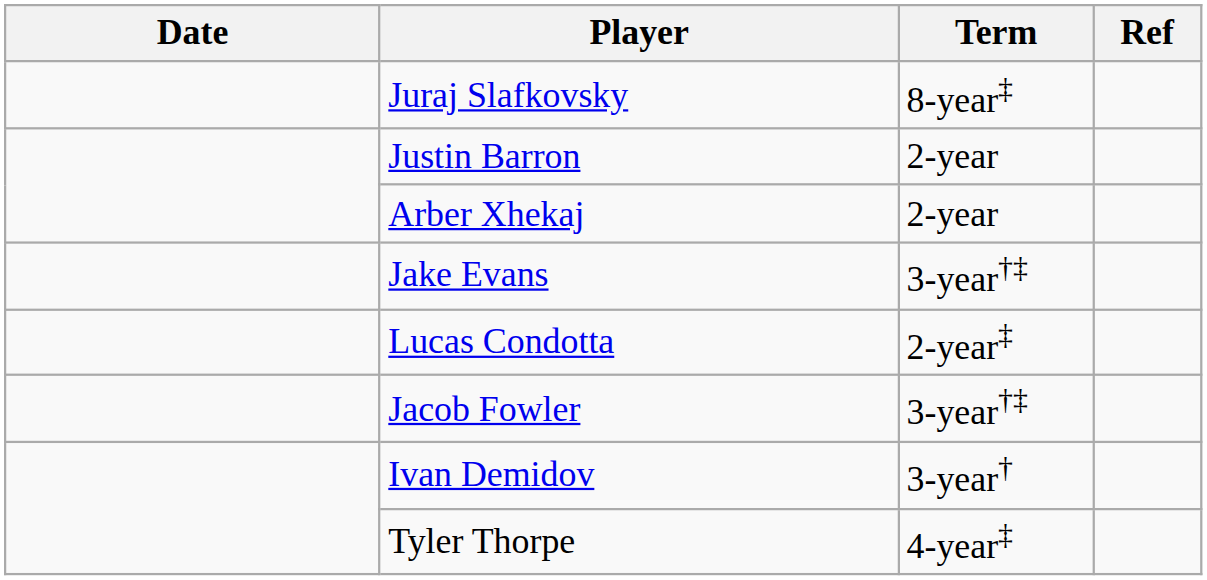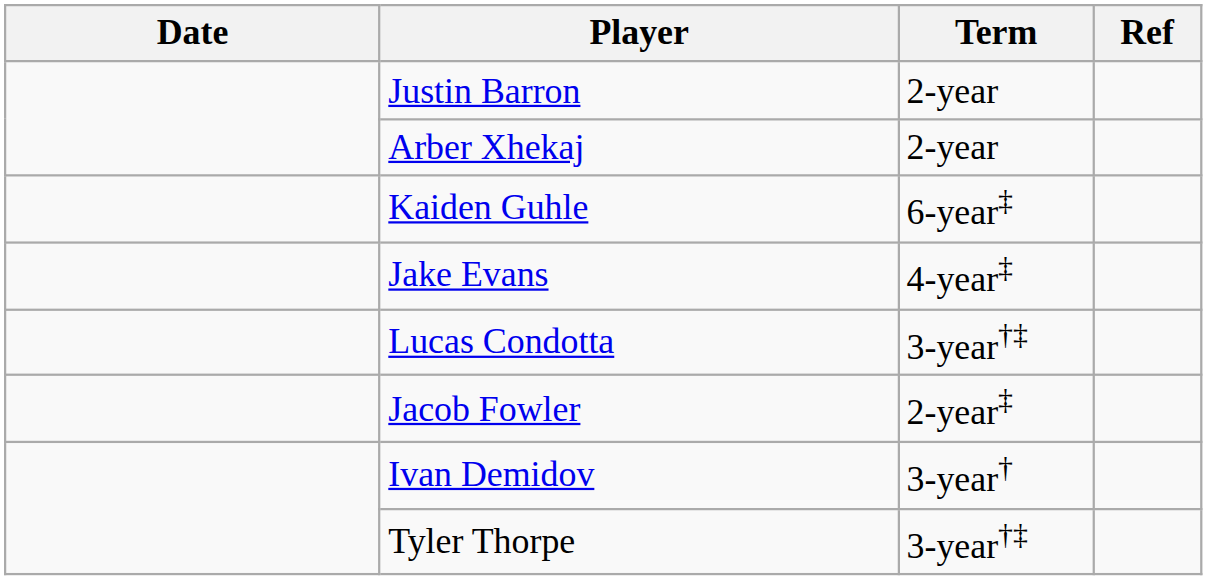- row: (508, 94)
+ row: (488, 208)
(967, 274) 3-year†‡ -> (960, 274) 4-year‡
(960, 341) 2-year‡ -> (967, 341) 3-year†‡
(967, 407) 3-year†‡ -> (960, 407) 2-year‡
(960, 540) 4-year‡ -> (967, 540) 3-year†‡
